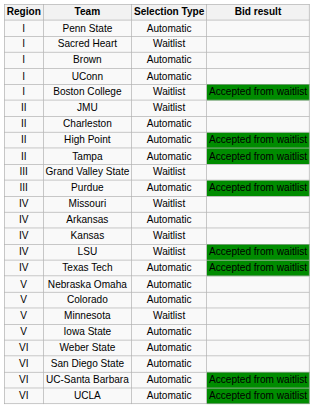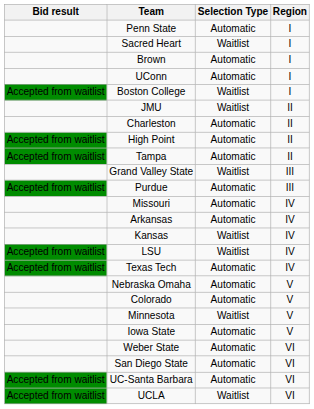columns swapped: (24, 12) <-> (258, 12)
(169, 204) Waitlist -> (233, 204) Automatic
(169, 396) Automatic -> (233, 396) Waitlist
